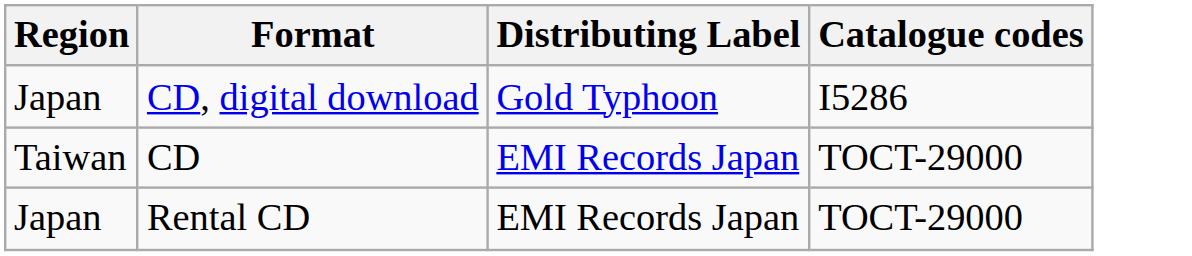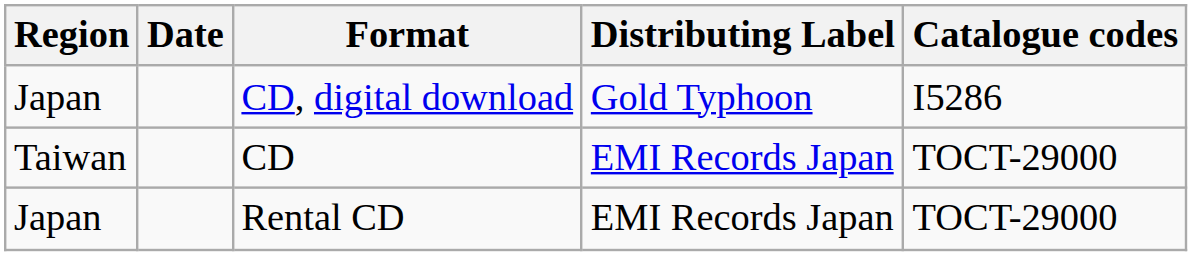+ column: (185, 34)
